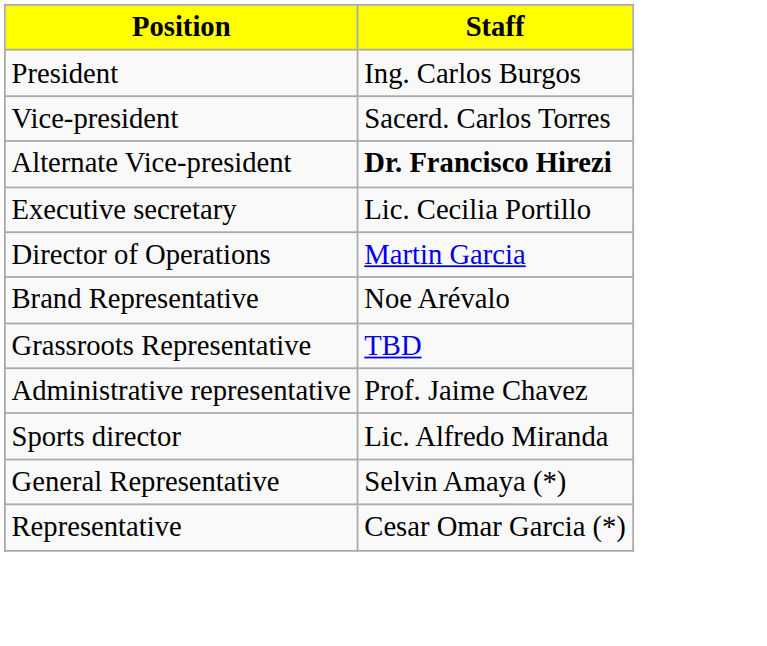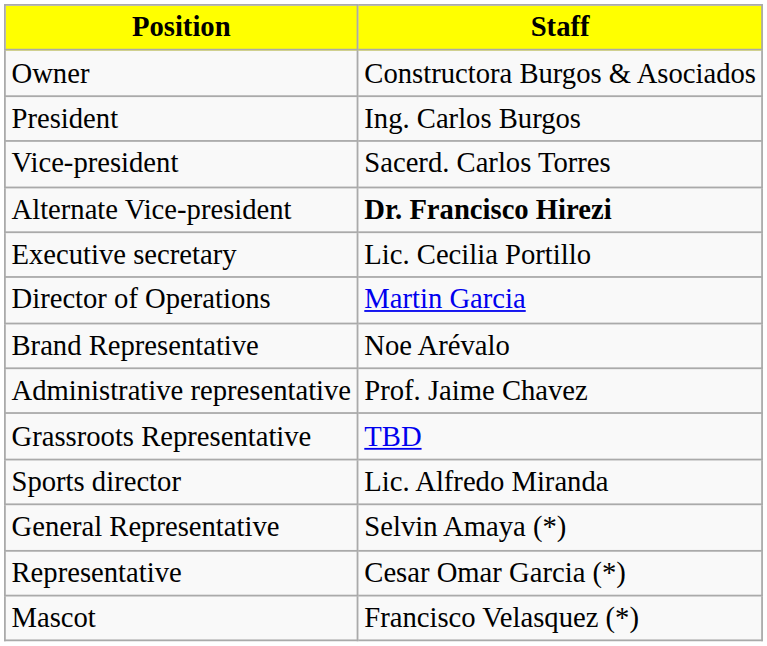+ row: (50, 72)
rows swapped: (181, 390) <-> (161, 345)
+ row: (54, 617)
